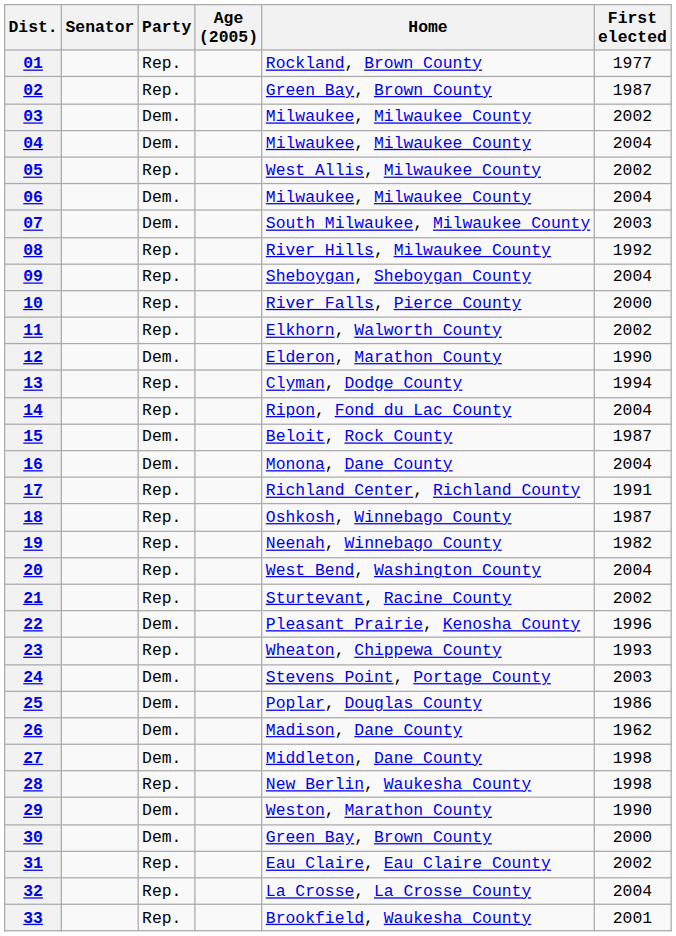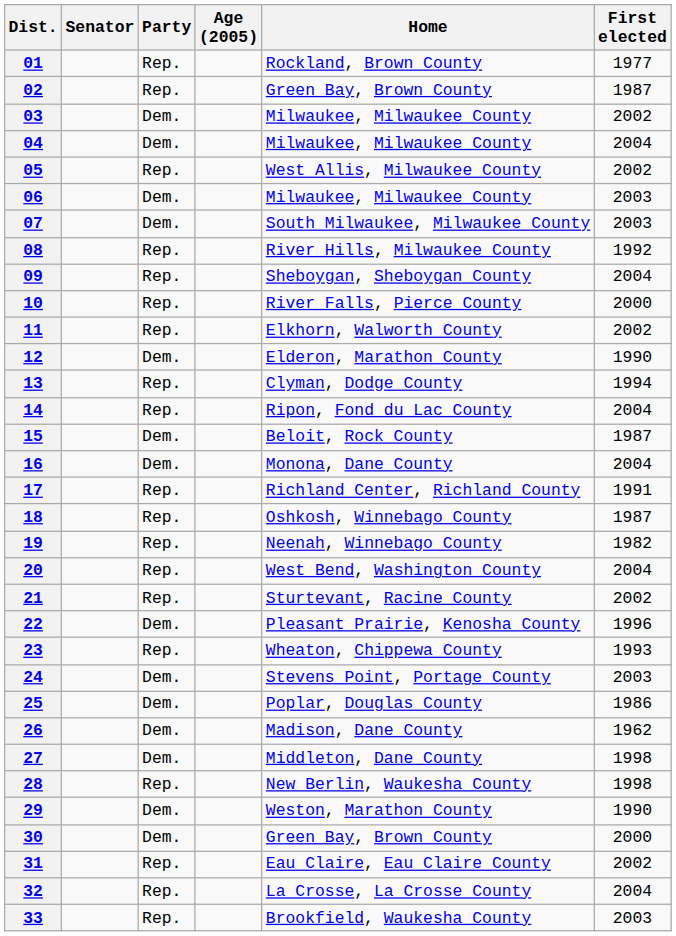(632, 197) 2004 -> (632, 197) 2003
(632, 918) 2001 -> (632, 918) 2003
